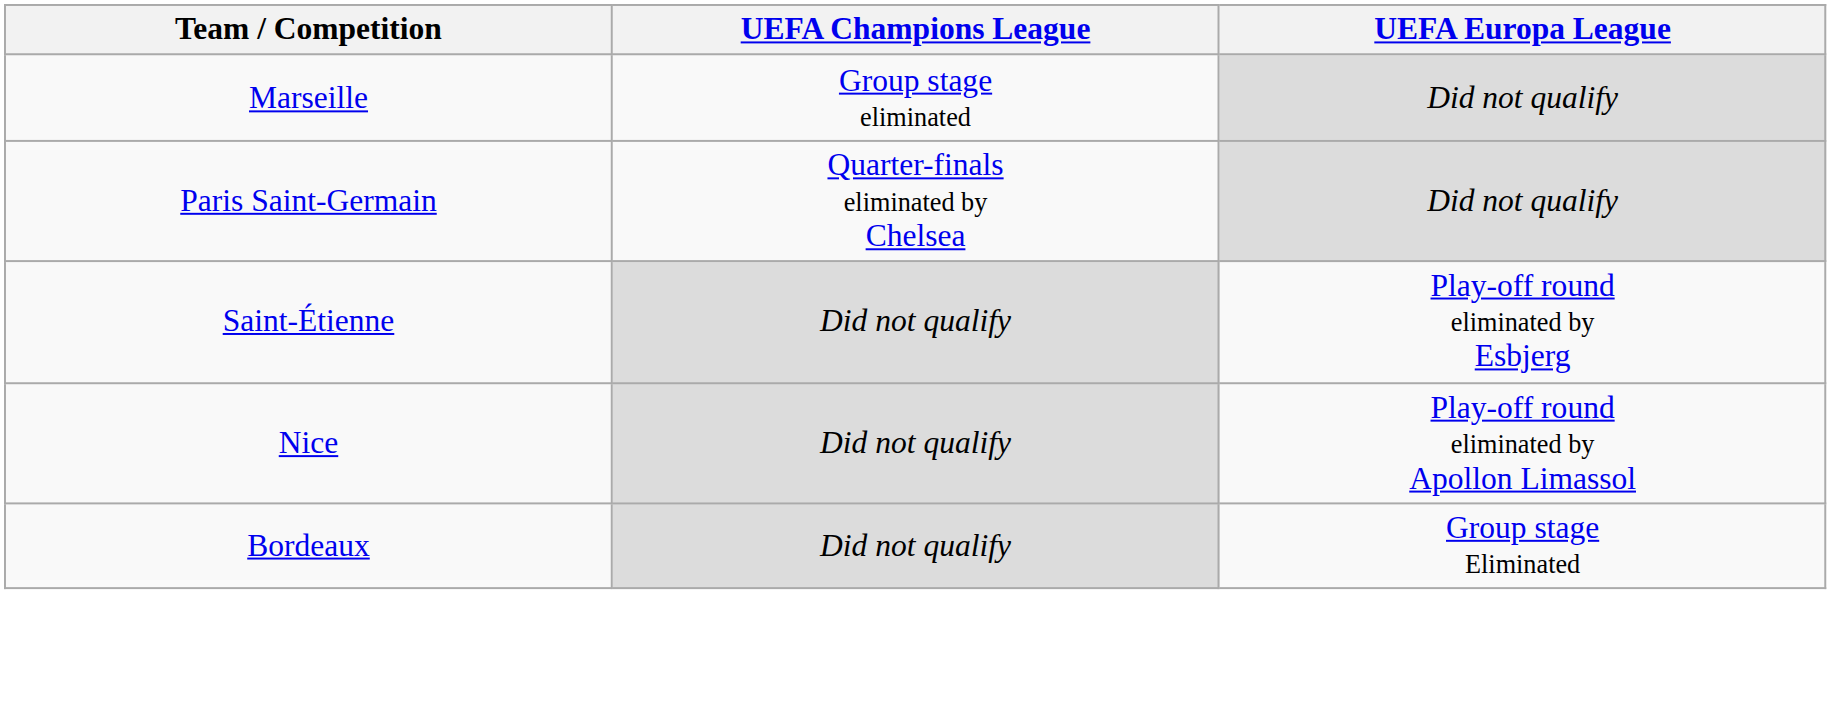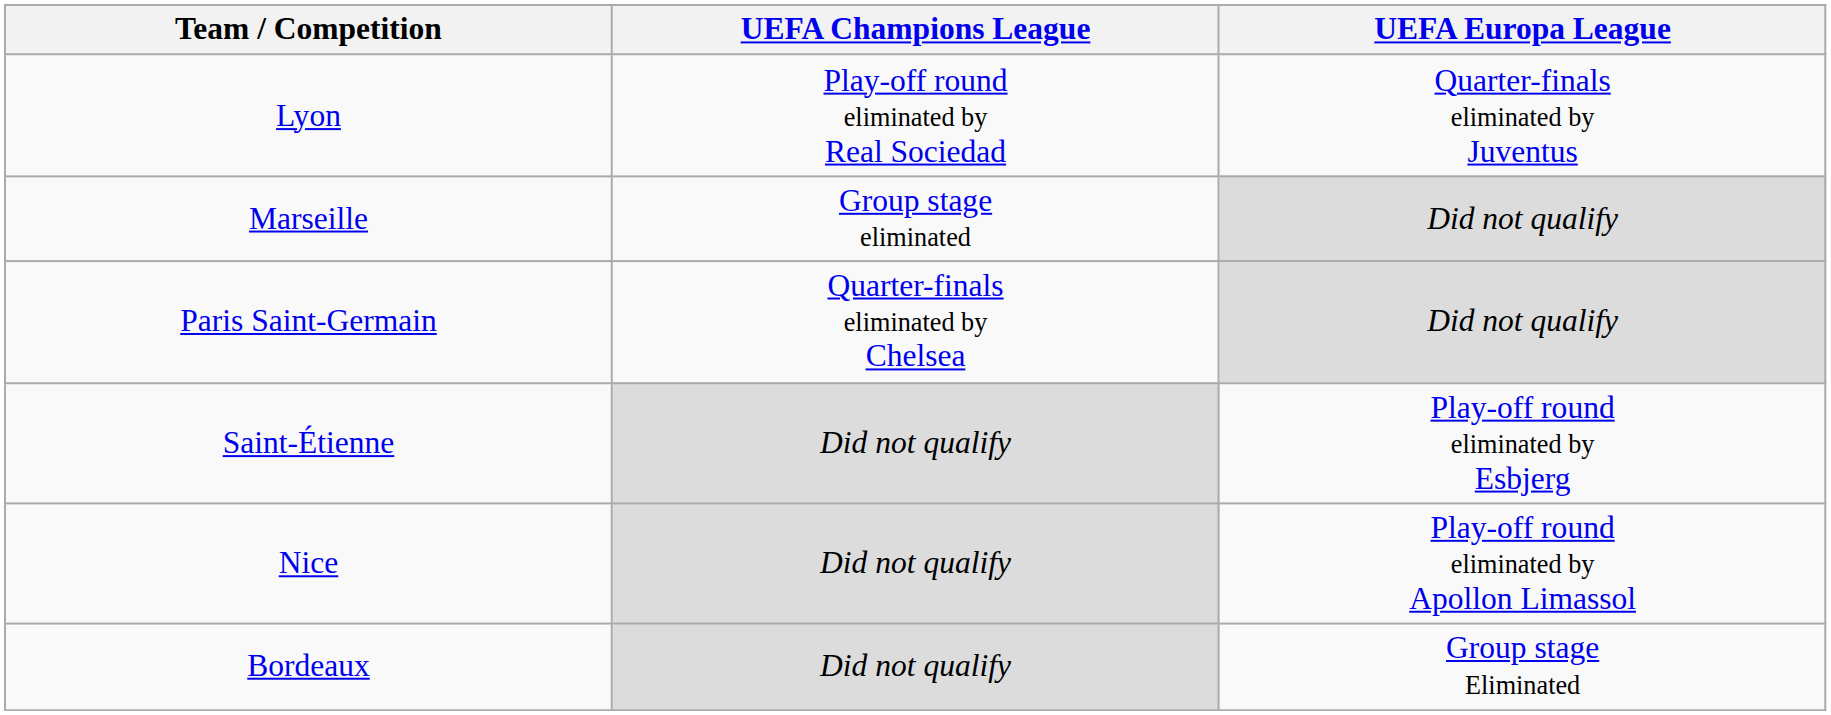+ row: (309, 114)
